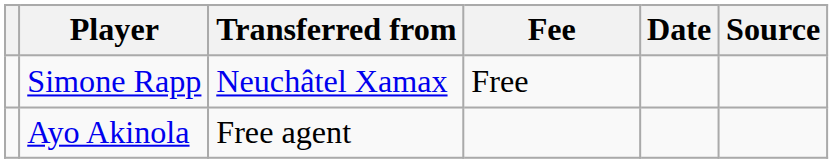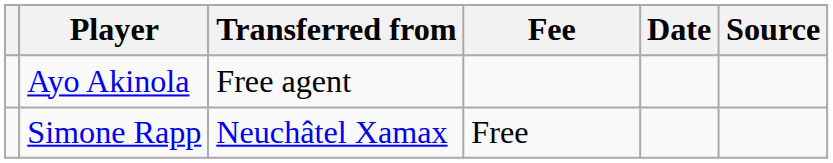rows swapped: (114, 81) <-> (108, 132)
